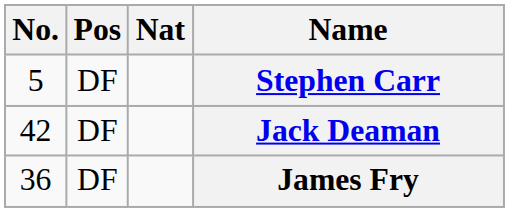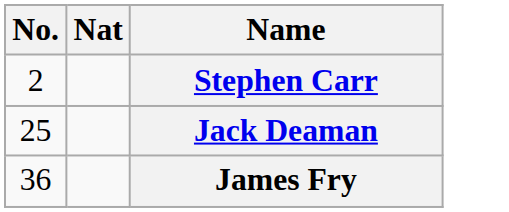- column: (97, 29)
(36, 79) 5 -> (36, 79) 2
(36, 130) 42 -> (36, 130) 25
